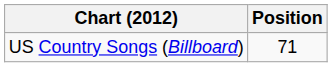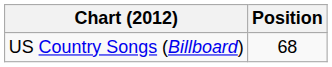(287, 47) 71 -> (287, 47) 68
